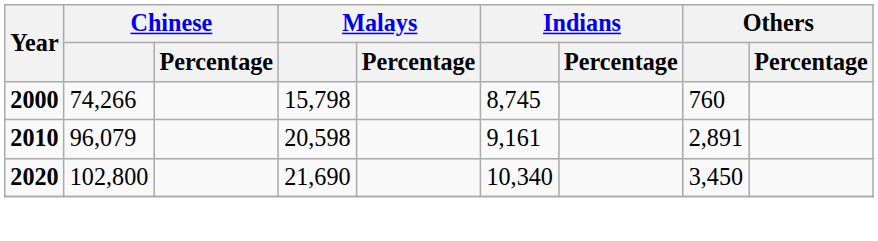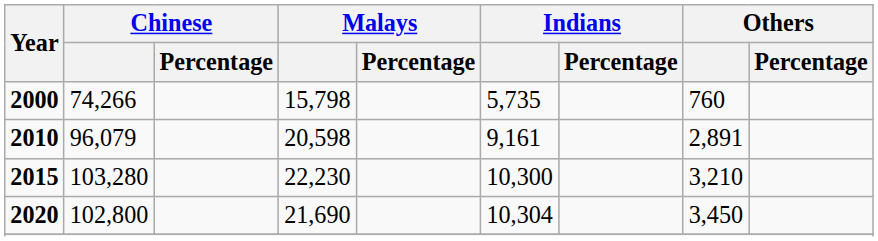(514, 100) 8,745 -> (514, 100) 5,735
+ row: (34, 176)
(520, 176) 10,340 -> (520, 215) 10,304
